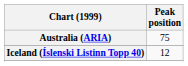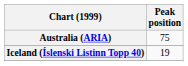(165, 53) 12 -> (165, 53) 19
